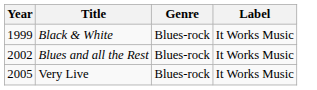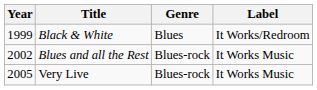(182, 34) Blues-rock -> (169, 34) Blues
(255, 34) It Works Music -> (263, 34) It Works/Redroom
